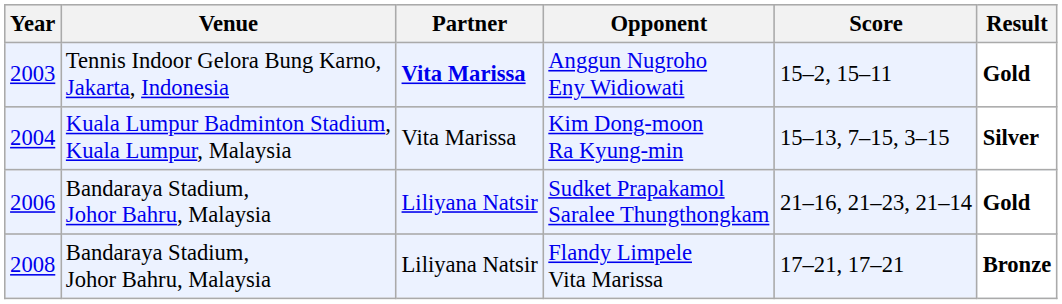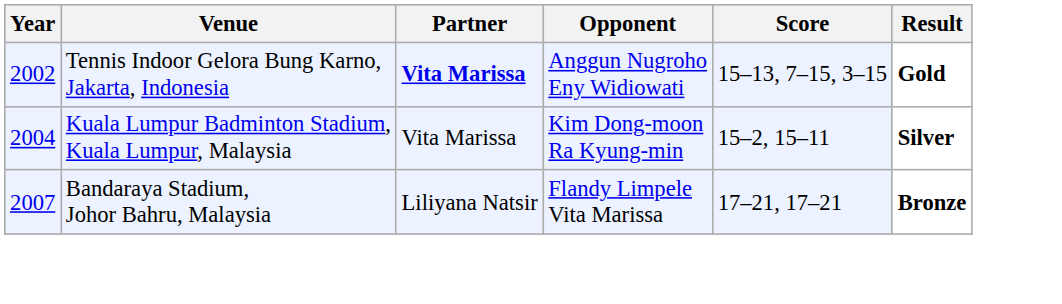(33, 74) 2003 -> (33, 74) 2002
(836, 74) 15–2, 15–11 -> (802, 74) 15–13, 7–15, 3–15
(865, 138) 15–13, 7–15, 3–15 -> (774, 138) 15–2, 15–11
- row: (659, 202)
(33, 266) 2008 -> (33, 202) 2007
